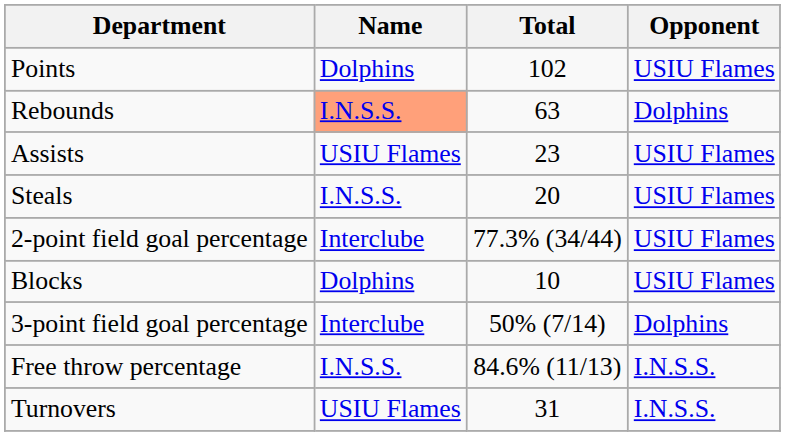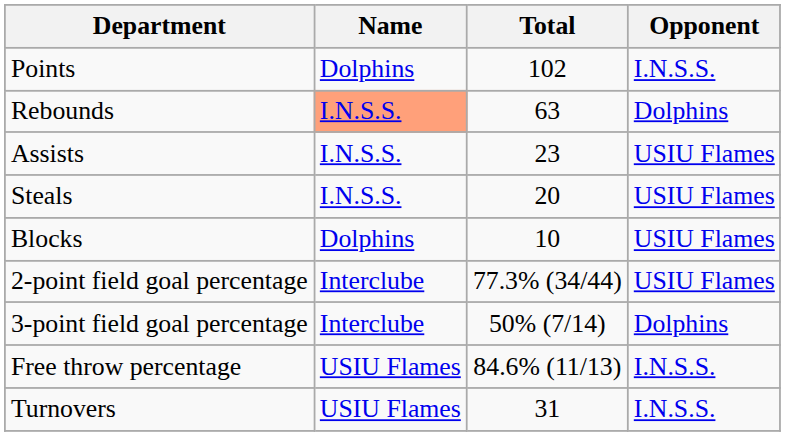(704, 68) USIU Flames -> (675, 68) I.N.S.S.
(390, 153) USIU Flames -> (361, 153) I.N.S.S.
rows swapped: (47, 281) <-> (159, 238)
(361, 366) I.N.S.S. -> (390, 366) USIU Flames
